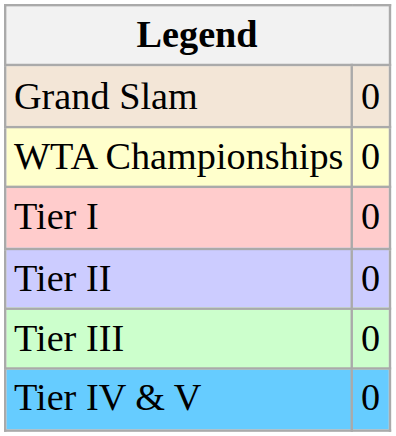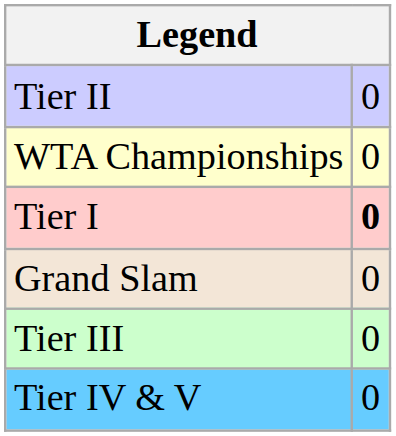rows swapped: (106, 95) <-> (63, 277)
(371, 216) normal -> (371, 216) bold
